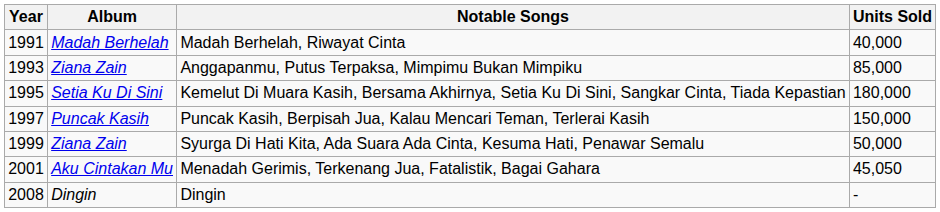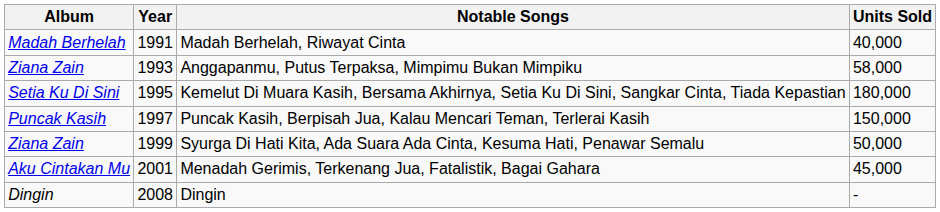columns swapped: (26, 17) <-> (112, 17)
(877, 67) 85,000 -> (877, 67) 58,000
(877, 169) 45,050 -> (877, 169) 45,000
